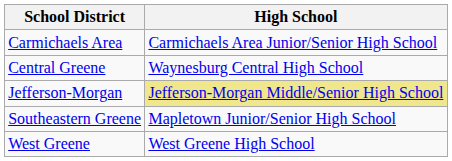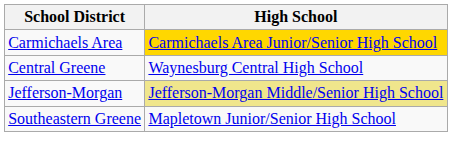(293, 42) no background -> (293, 42) gold background
- row: (49, 144)
